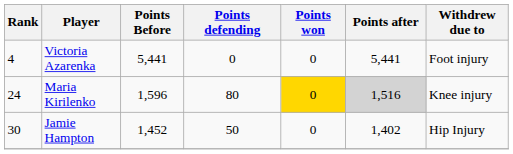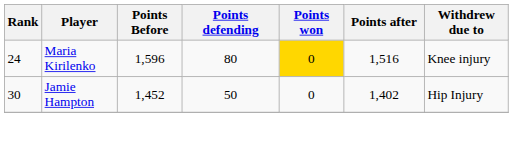- row: (70, 58)
(386, 94) lightgrey background -> (384, 58) no background
